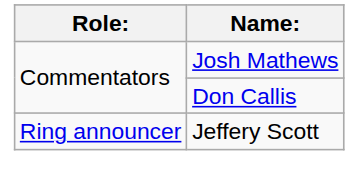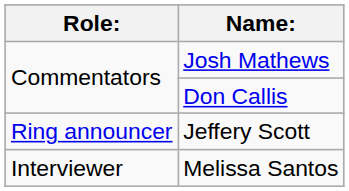+ row: (261, 168)
